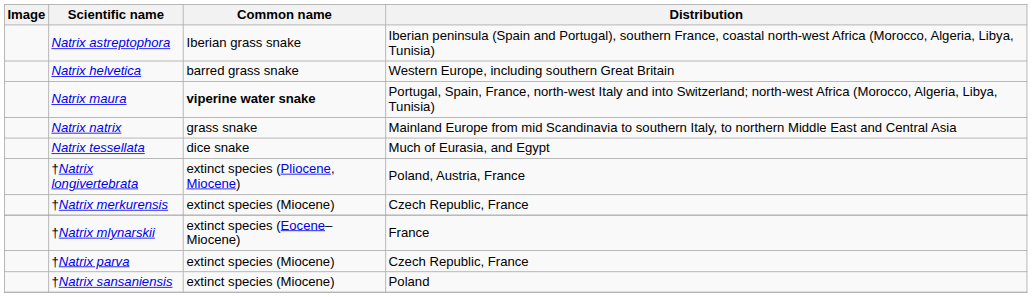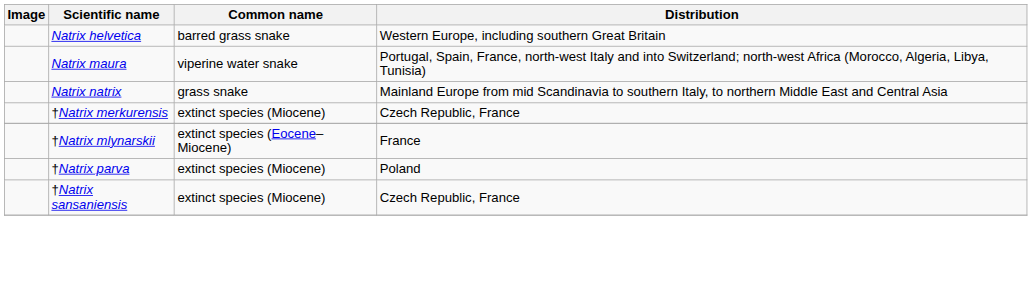- row: (111, 43)
(251, 99) bold -> (238, 63) normal
- row: (98, 148)
- row: (95, 176)
(459, 261) Czech Republic, France -> (400, 169) Poland
(409, 282) Poland -> (450, 197) Czech Republic, France
